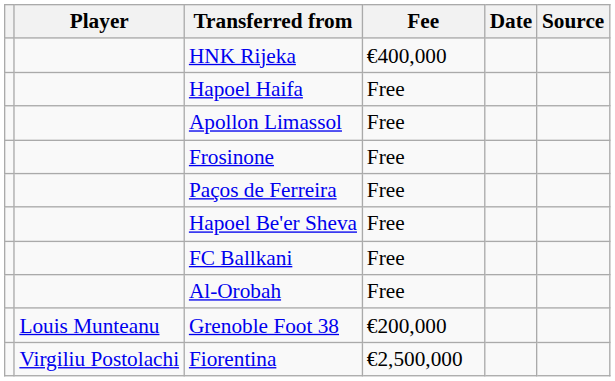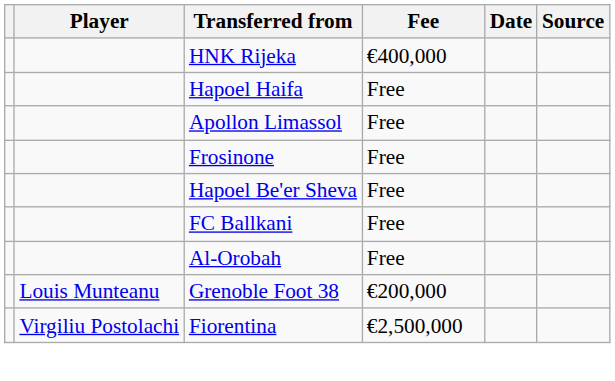- row: (263, 190)
